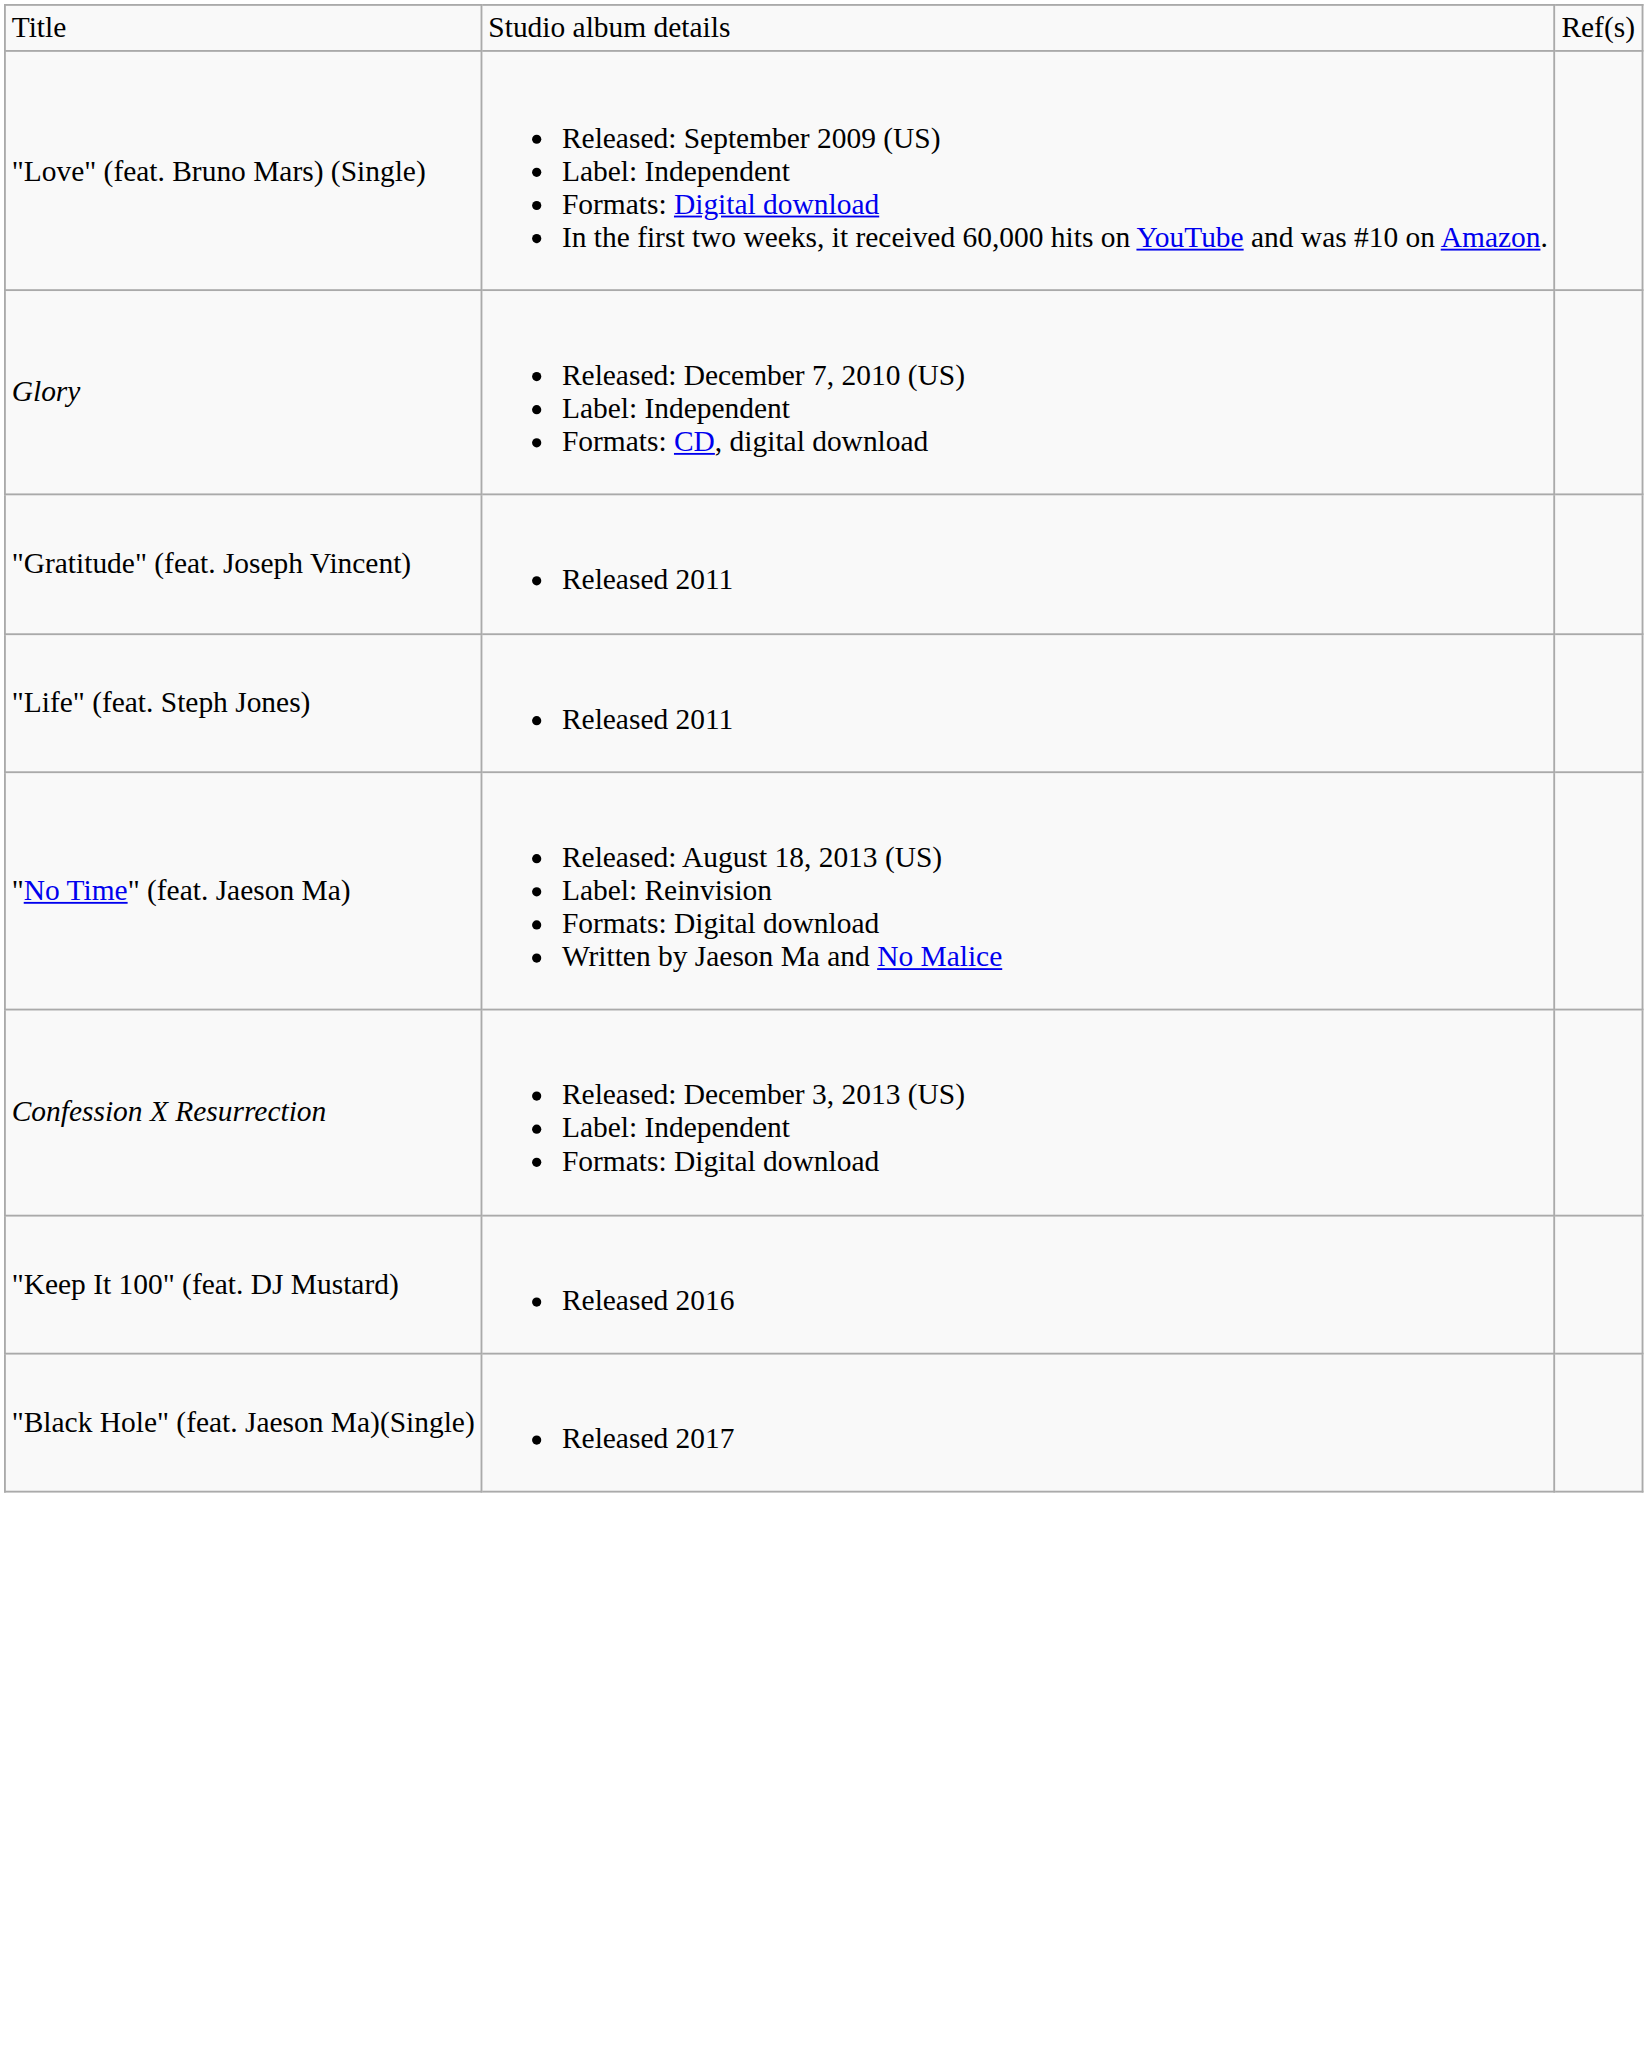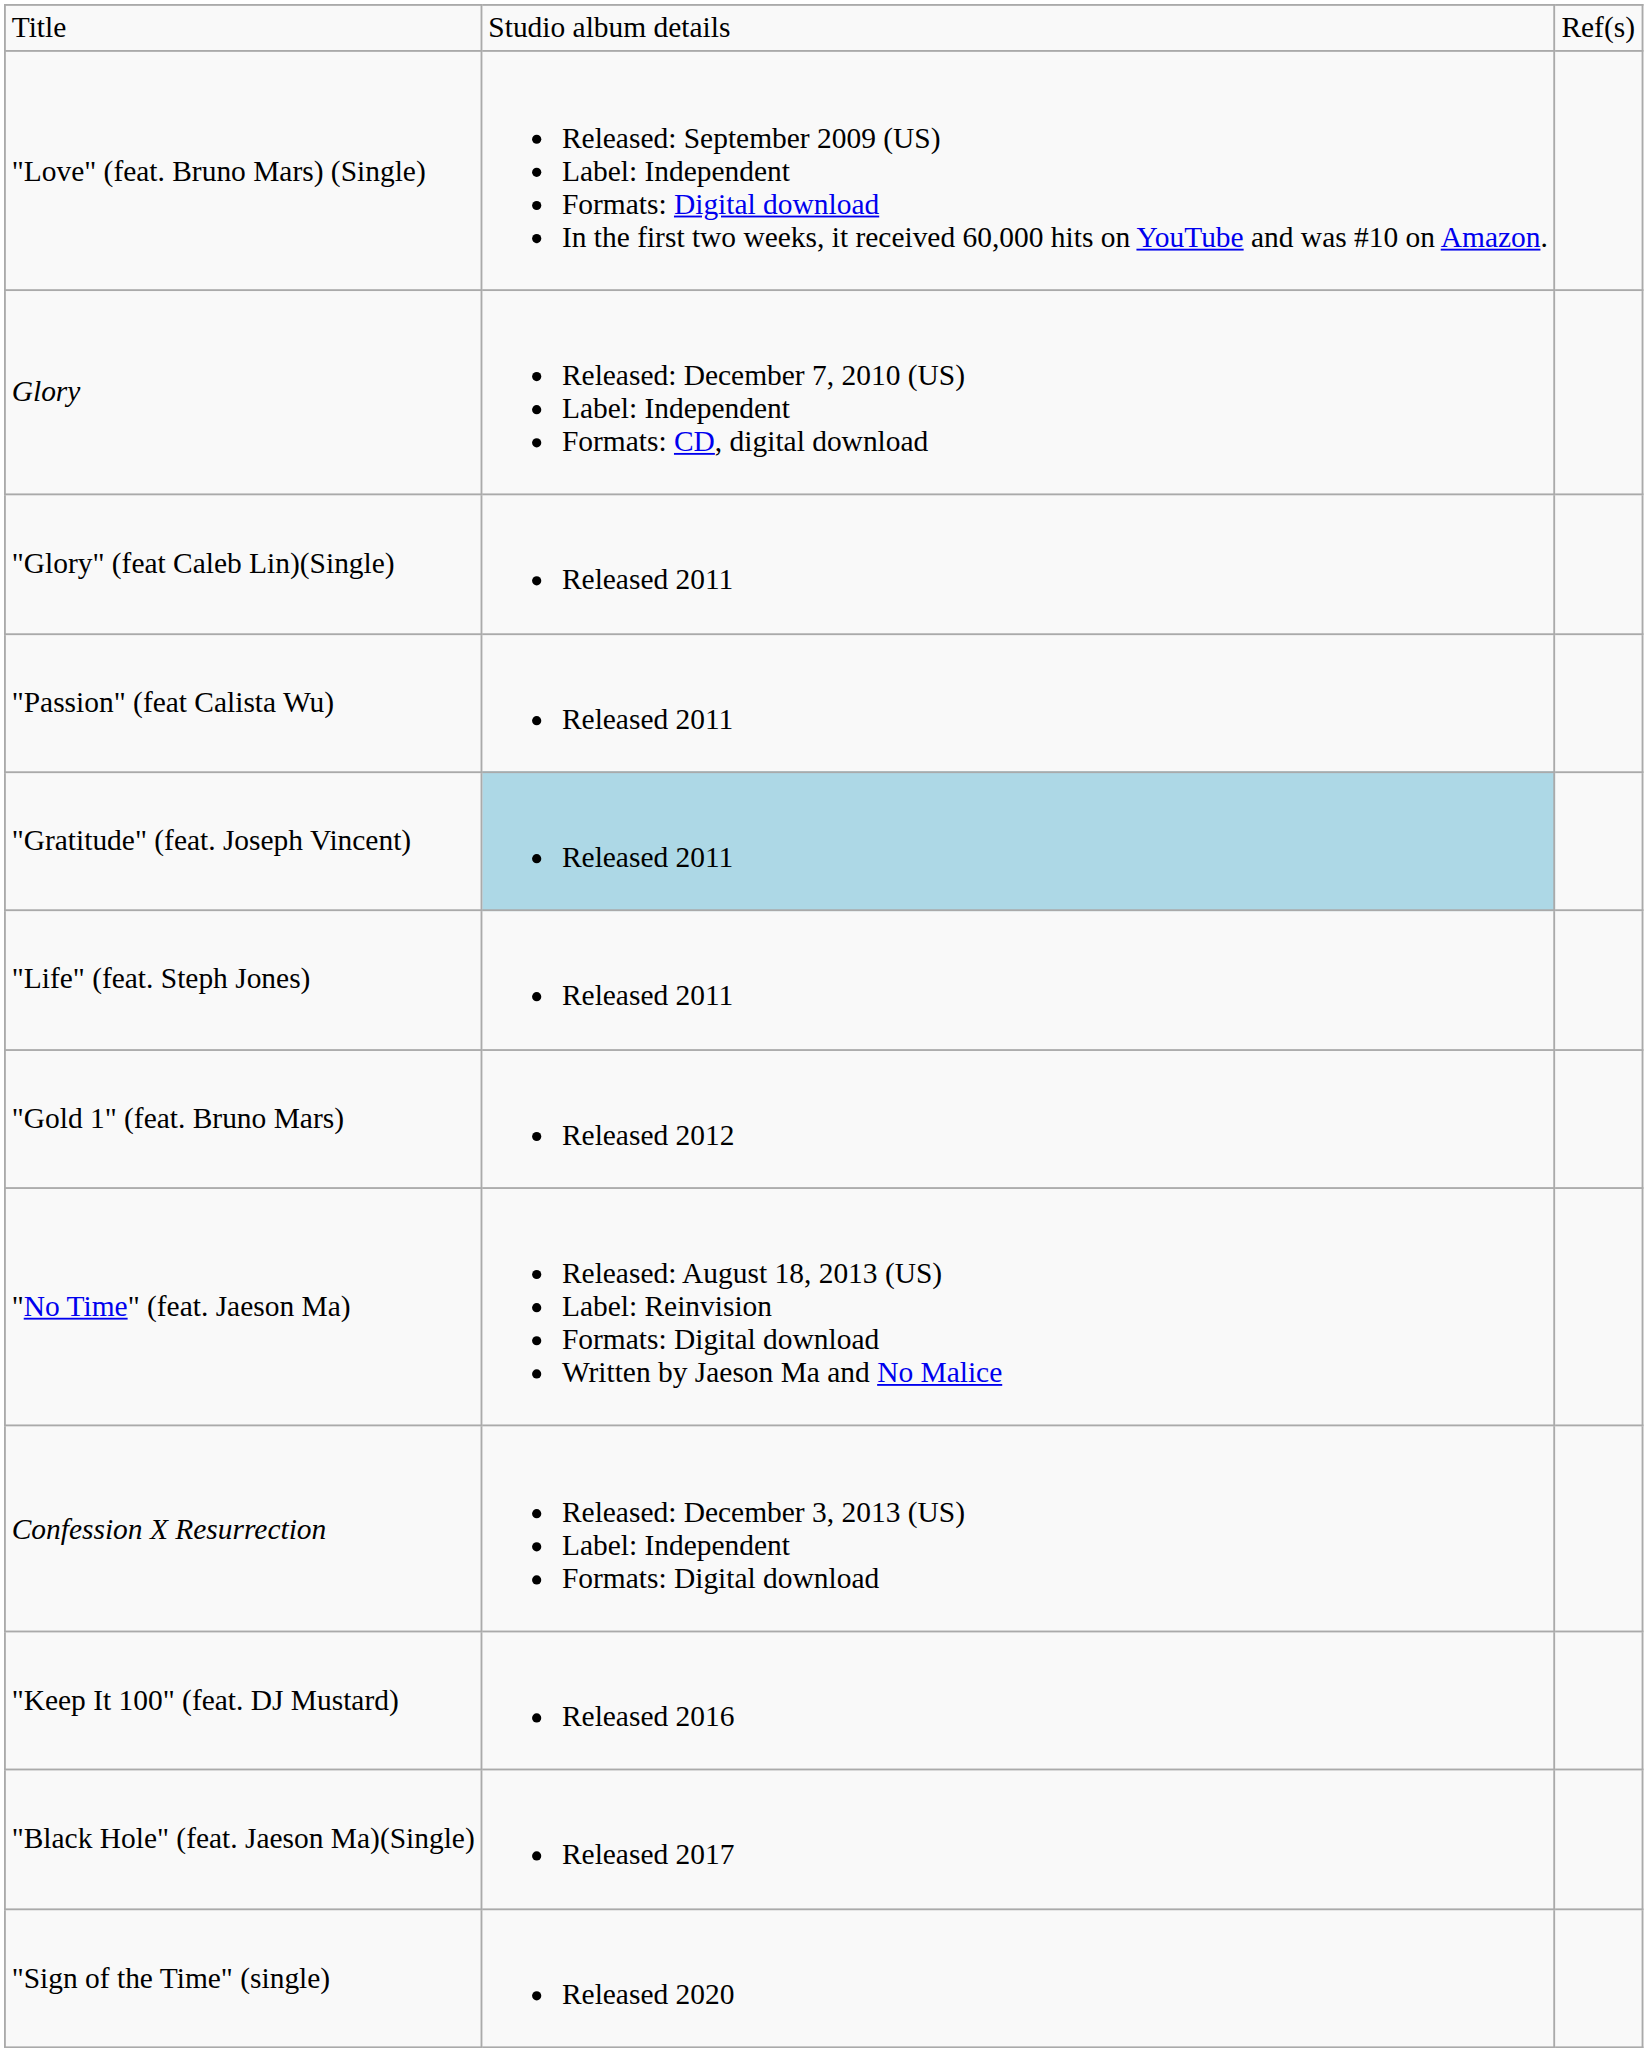+ row: (203, 563)
+ row: (173, 702)
(1018, 580) no background -> (1018, 858) lightblue background
+ row: (178, 1118)
+ row: (171, 1977)
